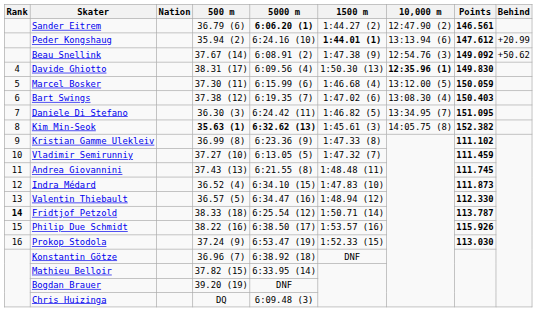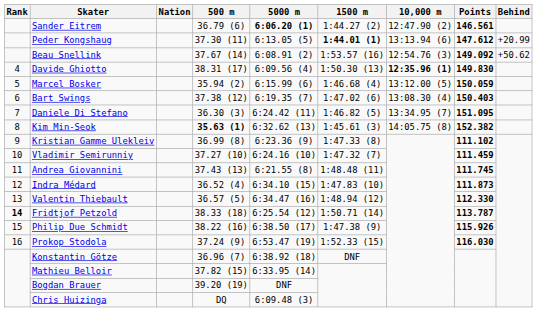(221, 40) 35.94 (2) -> (221, 40) 37.30 (11)
(284, 40) 6:24.16 (10) -> (284, 40) 6:13.05 (5)
(352, 55) 1:47.38 (9) -> (352, 55) 1:53.57 (16)
(221, 84) 37.30 (11) -> (221, 84) 35.94 (2)
(284, 127) bold -> (284, 127) normal
(284, 156) 6:13.05 (5) -> (284, 156) 6:24.16 (10)
(352, 228) 1:53.57 (16) -> (352, 228) 1:47.38 (9)
(475, 242) 113.030 -> (475, 242) 116.030
